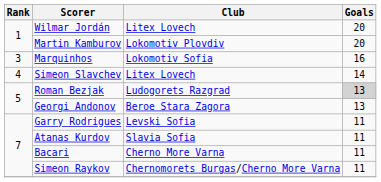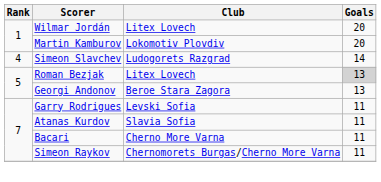- row: (63, 59)
(161, 75) Litex Lovech -> (178, 59) Ludogorets Razgrad
(178, 91) Ludogorets Razgrad -> (161, 75) Litex Lovech
